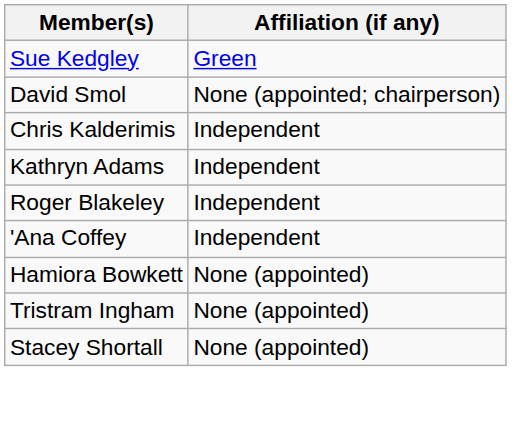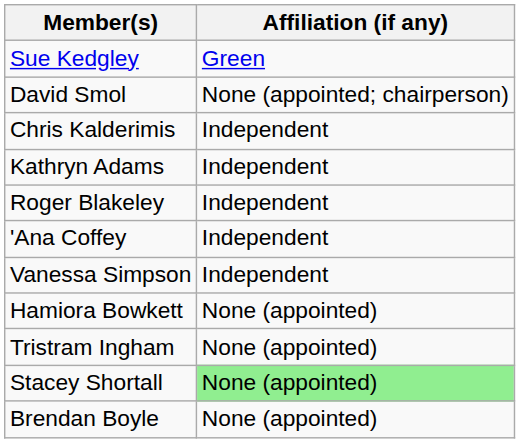+ row: (101, 274)
(281, 346) no background -> (290, 382) lightgreen background
+ row: (84, 418)
